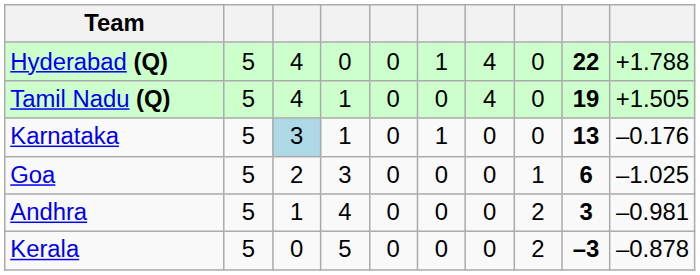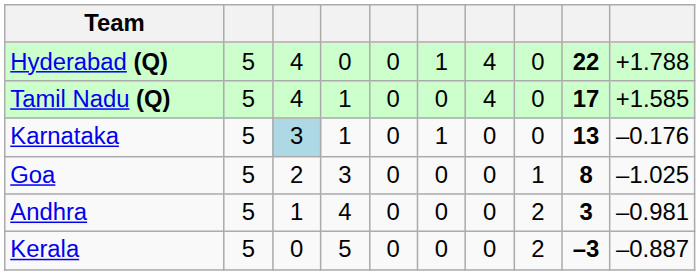(586, 99) 19 -> (586, 99) 17
(653, 99) +1.505 -> (653, 99) +1.585
(586, 174) 6 -> (586, 174) 8
(653, 250) –0.878 -> (653, 250) –0.887
